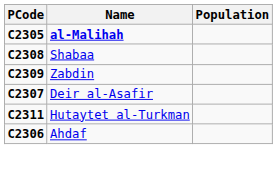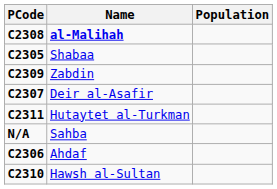(26, 34) C2305 -> (26, 34) C2308
(26, 54) C2308 -> (26, 54) C2305
+ row: (68, 134)
+ row: (105, 174)
